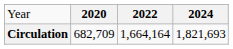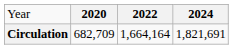(201, 34) 1,821,693 -> (201, 34) 1,821,691
